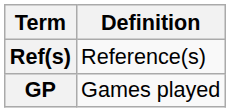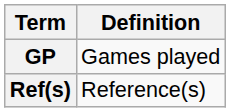rows swapped: (40, 90) <-> (40, 56)
